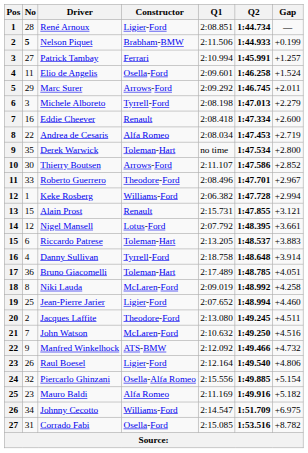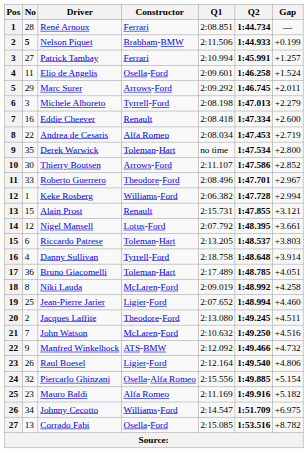(145, 27) Ligier-Ford -> (136, 27) Ferrari
(288, 241) +3.883 -> (288, 241) +3.803
(29, 425) 31 -> (29, 425) 13
